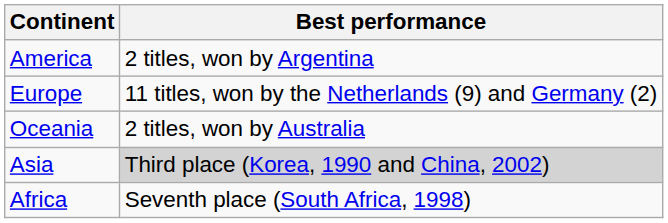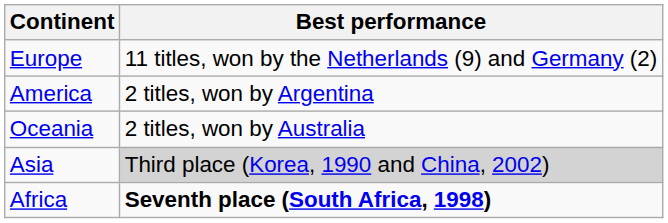rows swapped: (46, 93) <-> (51, 57)
(298, 199) normal -> (308, 199) bold
